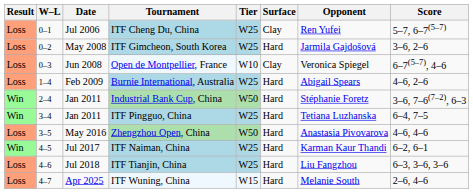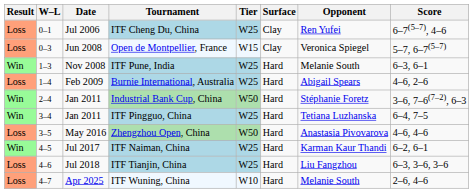(419, 29) 5–7, 6–7(5–7) -> (419, 29) 6–7(5–7), 4–6
- row: (169, 47)
(248, 64) W10 -> (248, 48) W15
(419, 64) 6–7(5–7), 4–6 -> (419, 48) 5–7, 6–7(5–7)
+ row: (143, 65)
(248, 180) W15 -> (248, 180) W10
